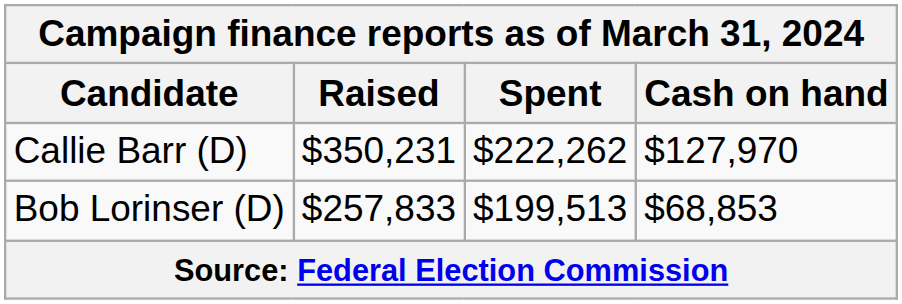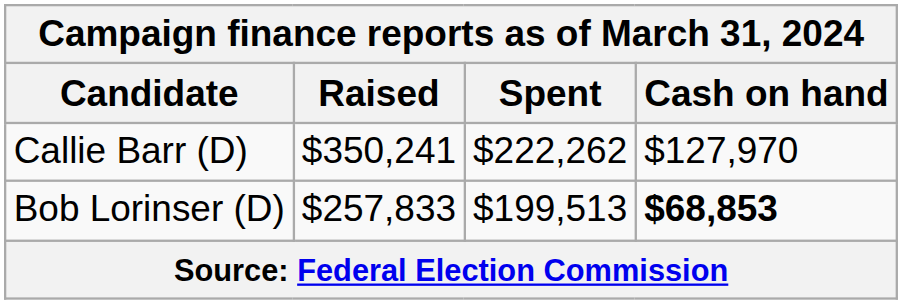(379, 151) $350,231 -> (379, 151) $350,241
(711, 209) normal -> (711, 209) bold
